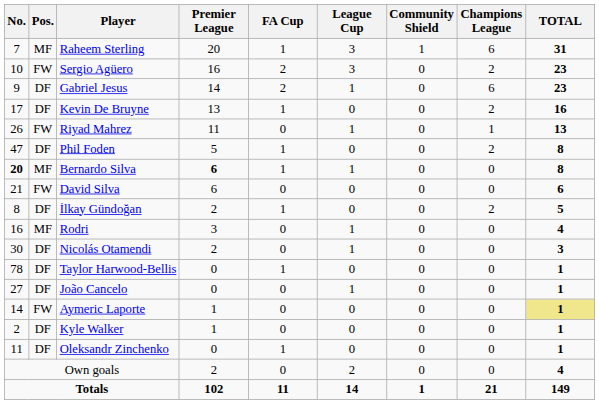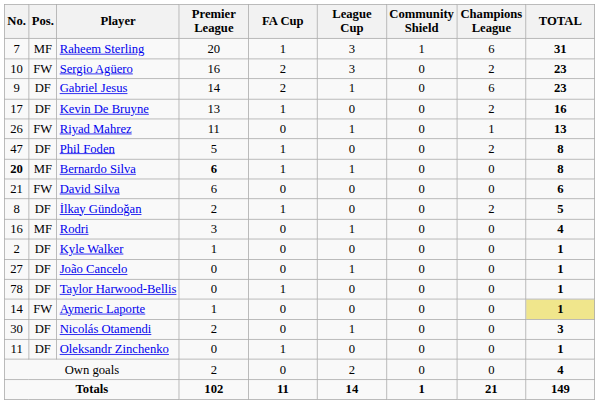rows swapped: (106, 249) <-> (92, 329)
rows swapped: (94, 289) <-> (118, 269)
